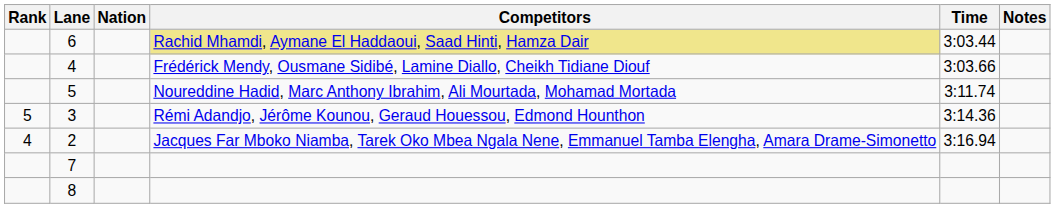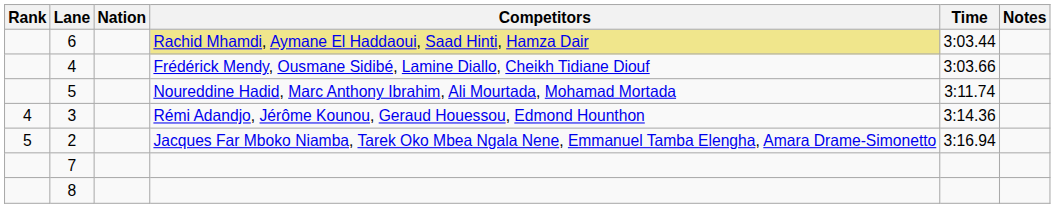(27, 116) 5 -> (27, 116) 4
(27, 141) 4 -> (27, 141) 5
